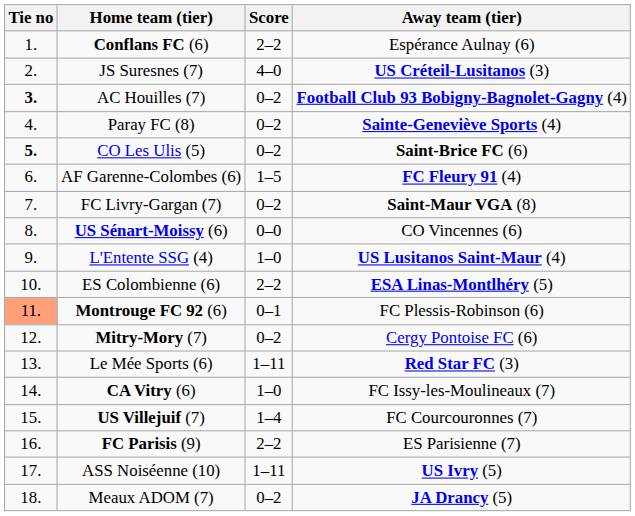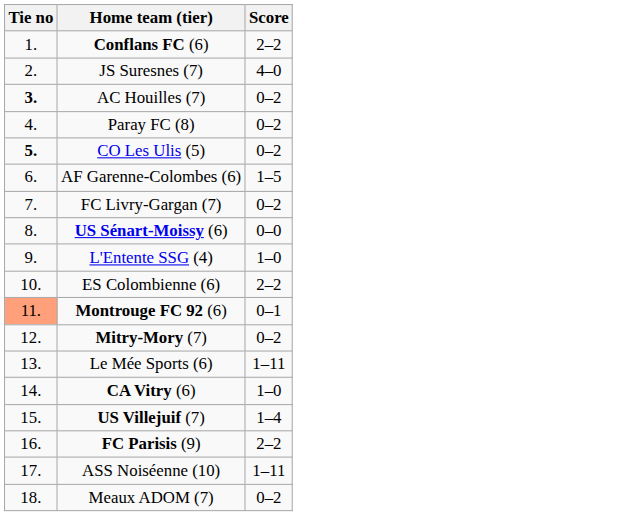- column: (462, 17)
